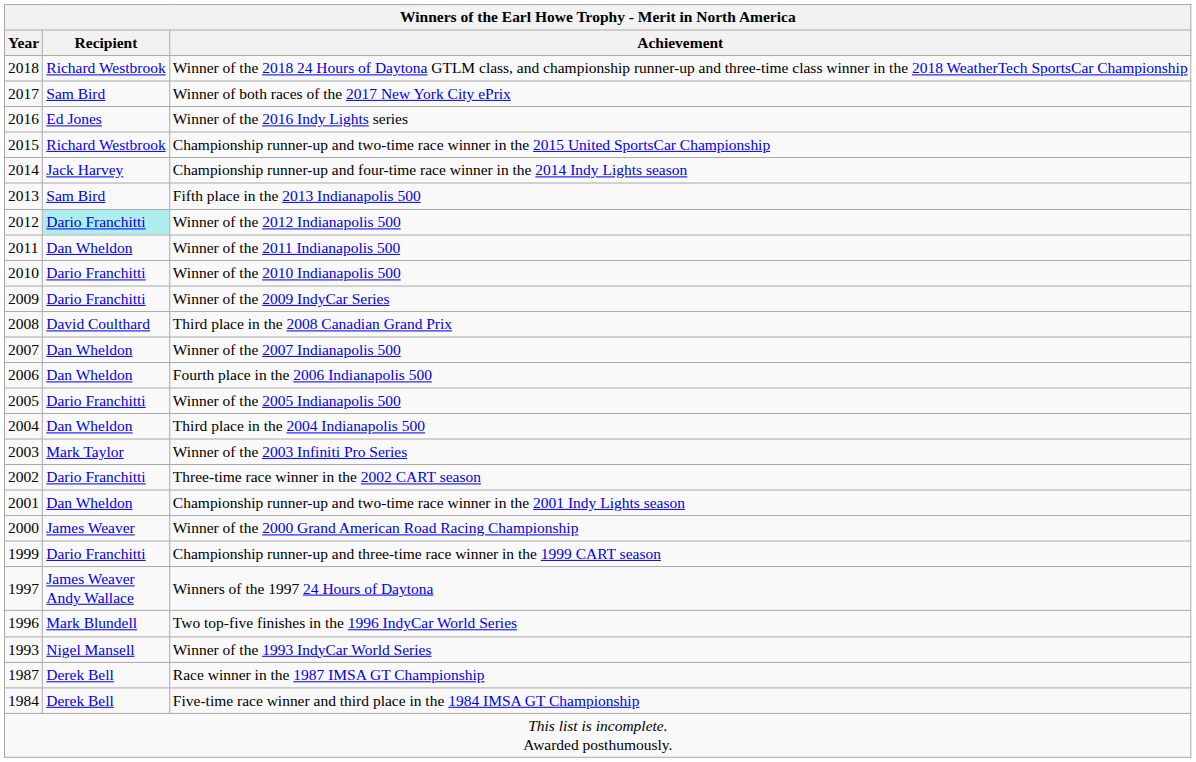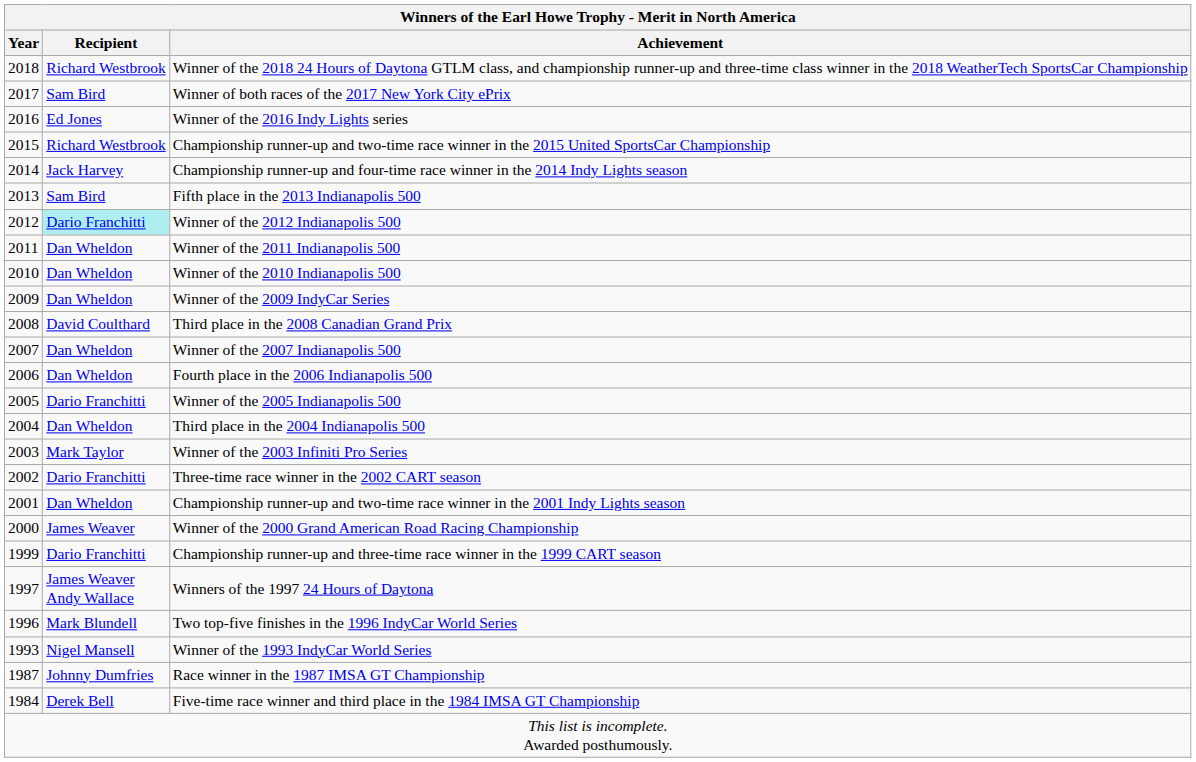(96, 273) Dario Franchitti -> (89, 273) Dan Wheldon
(96, 298) Dario Franchitti -> (89, 298) Dan Wheldon
(80, 674) Derek Bell -> (100, 674) Johnny Dumfries
